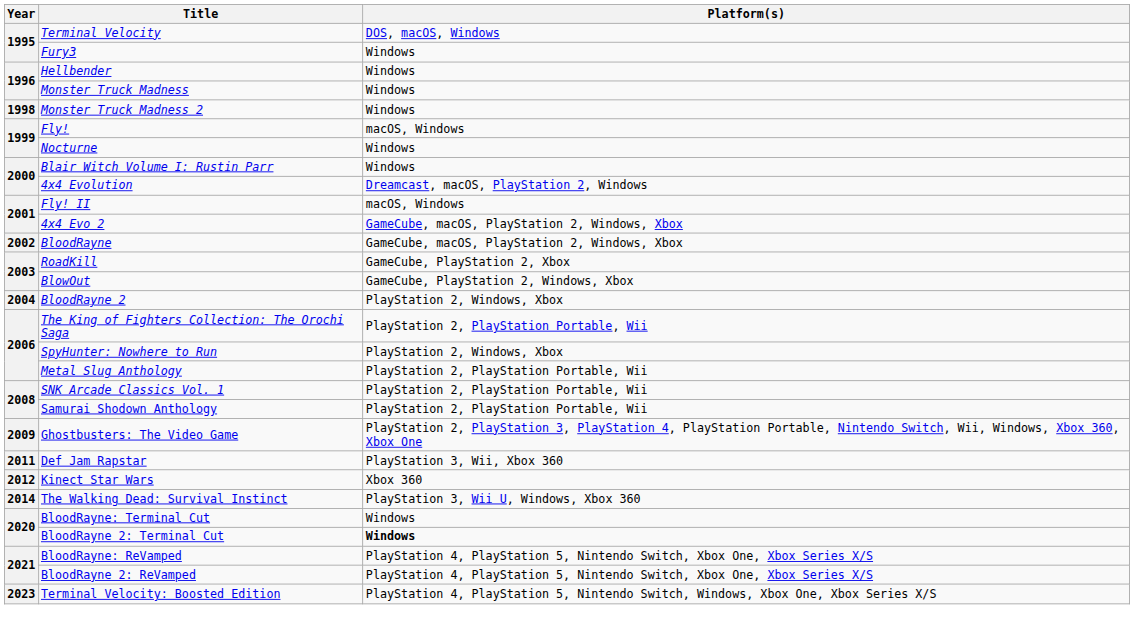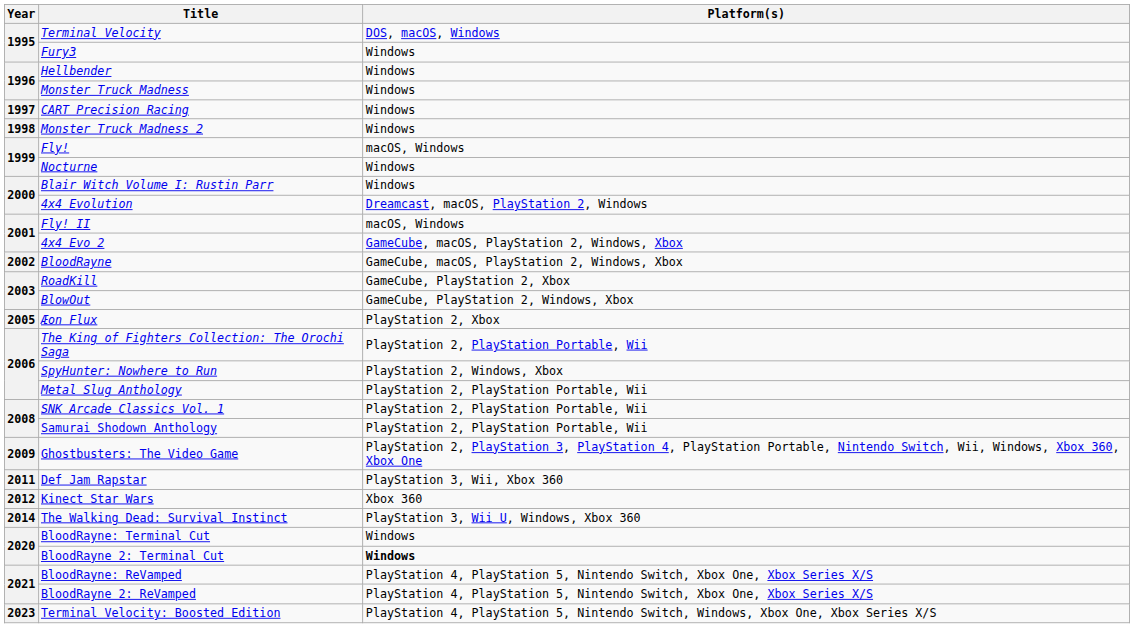+ row: (115, 109)
- row: (83, 300)
+ row: (69, 319)
